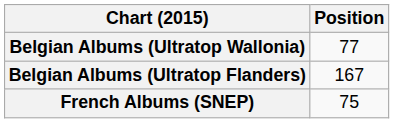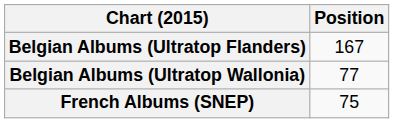rows swapped: (157, 74) <-> (157, 46)
